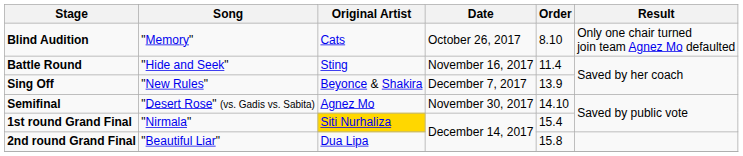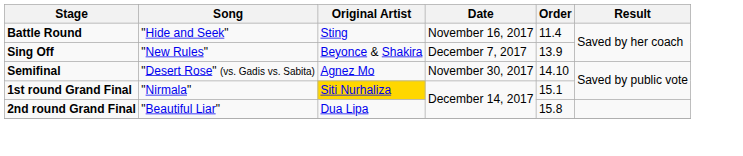- row: (48, 39)
(551, 122) 15.4 -> (551, 90) 15.1
